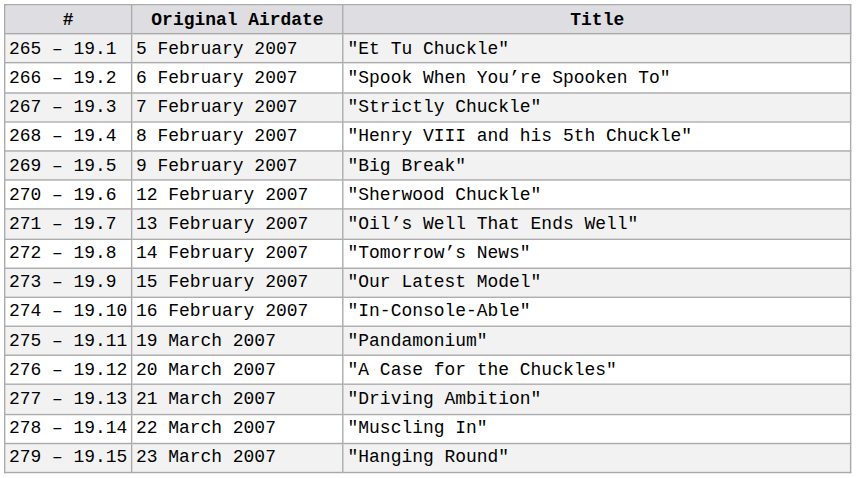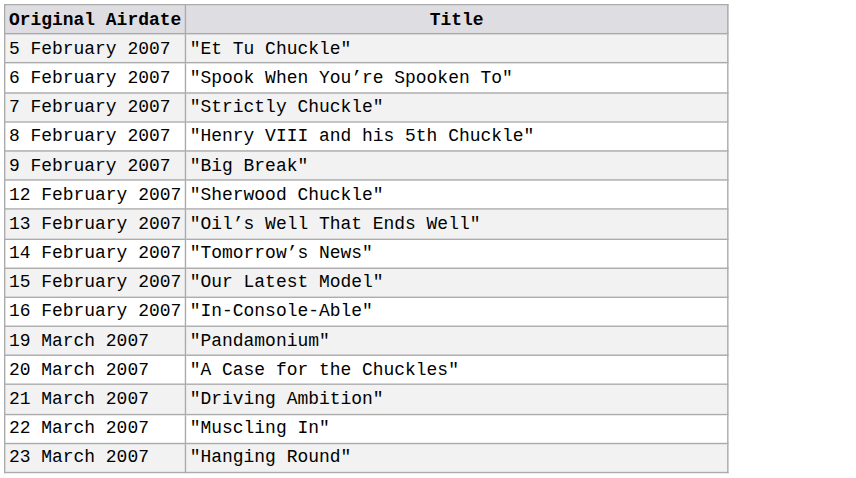- column: (68, 19)
